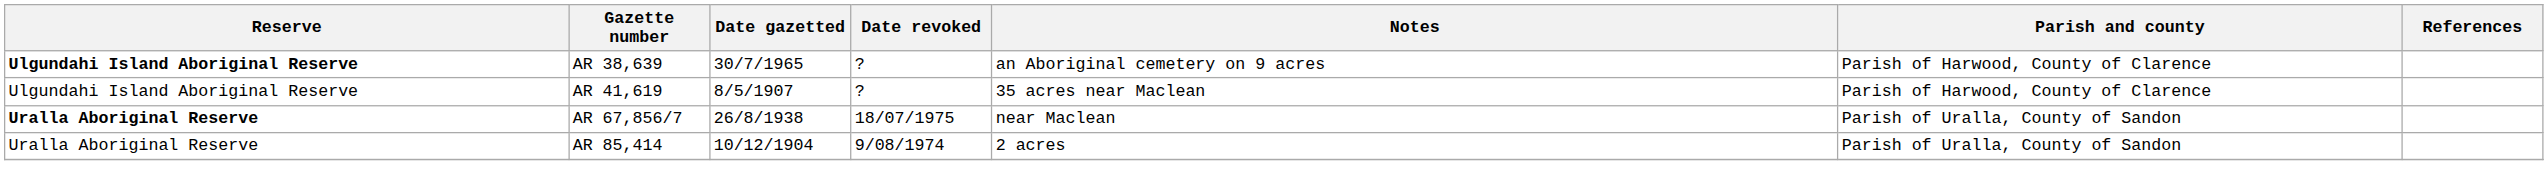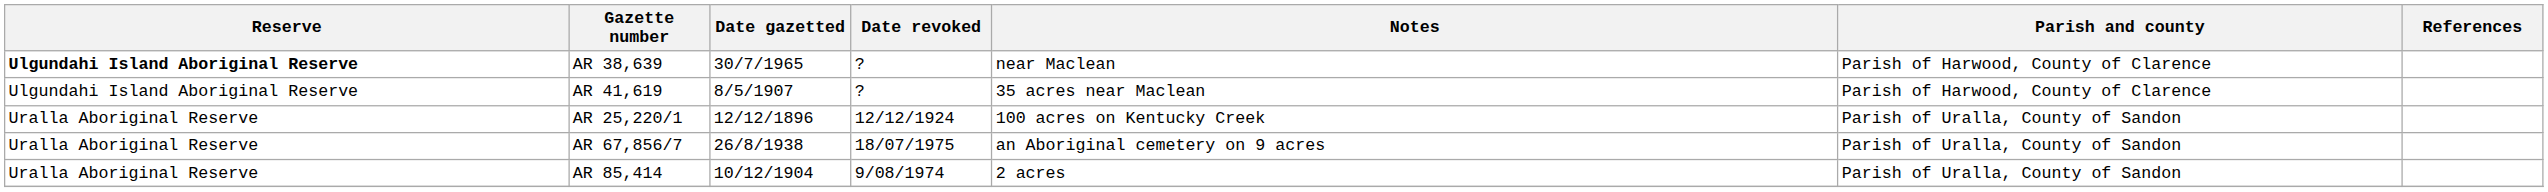(1160, 65) an Aboriginal cemetery on 9 acres -> (1056, 65) near Maclean
+ row: (628, 119)
(133, 119) bold -> (133, 146) normal
(1056, 119) near Maclean -> (1160, 146) an Aboriginal cemetery on 9 acres
